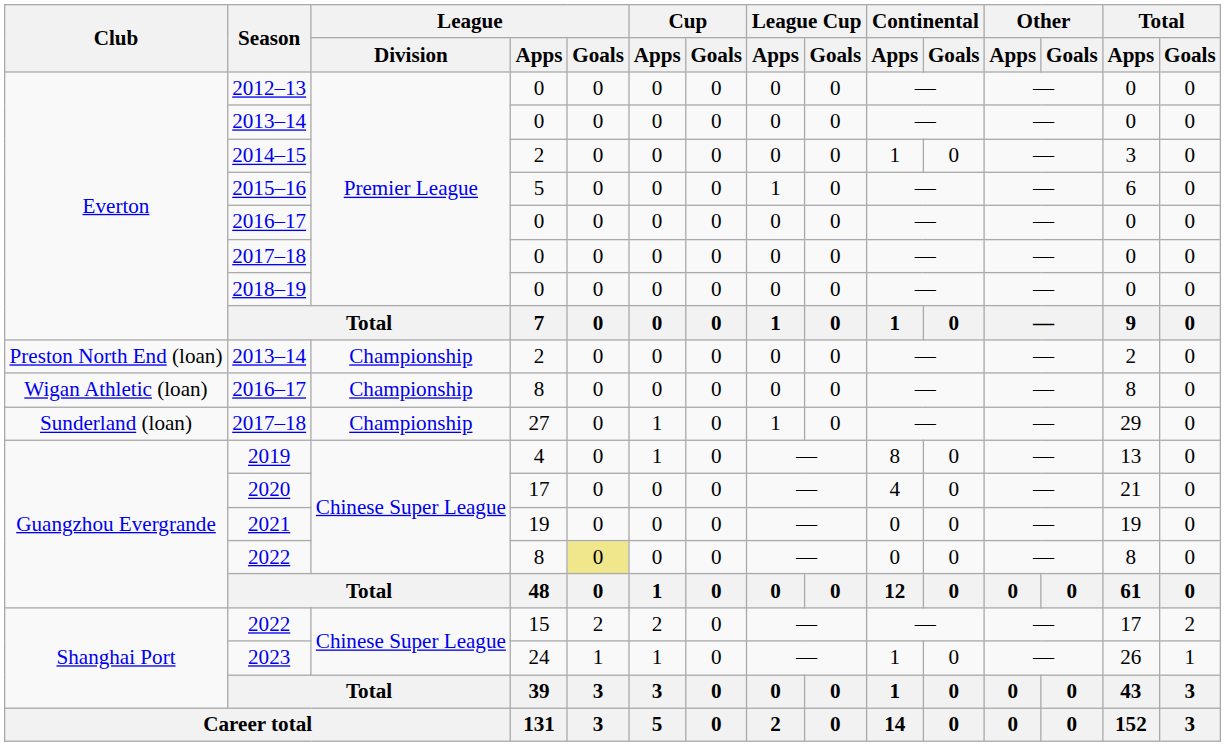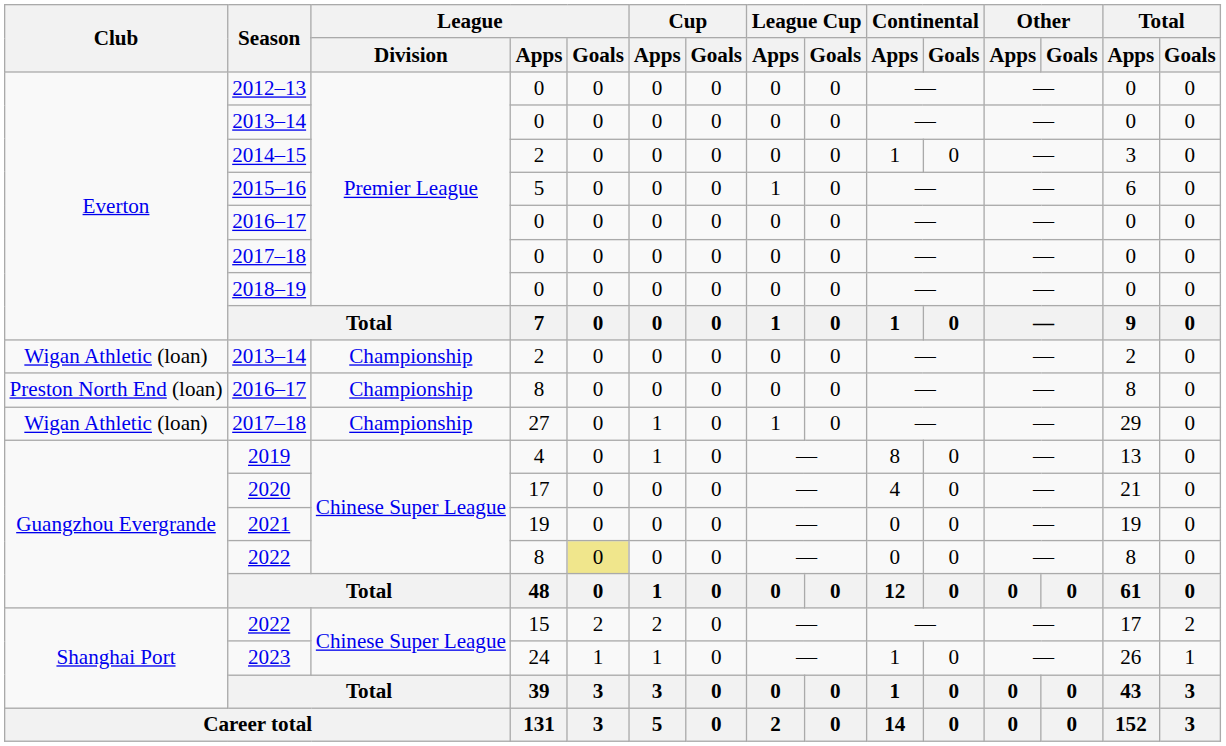(116, 356) Preston North End (loan) -> (116, 356) Wigan Athletic (loan)
(116, 389) Wigan Athletic (loan) -> (116, 389) Preston North End (loan)
(116, 423) Sunderland (loan) -> (116, 423) Wigan Athletic (loan)
